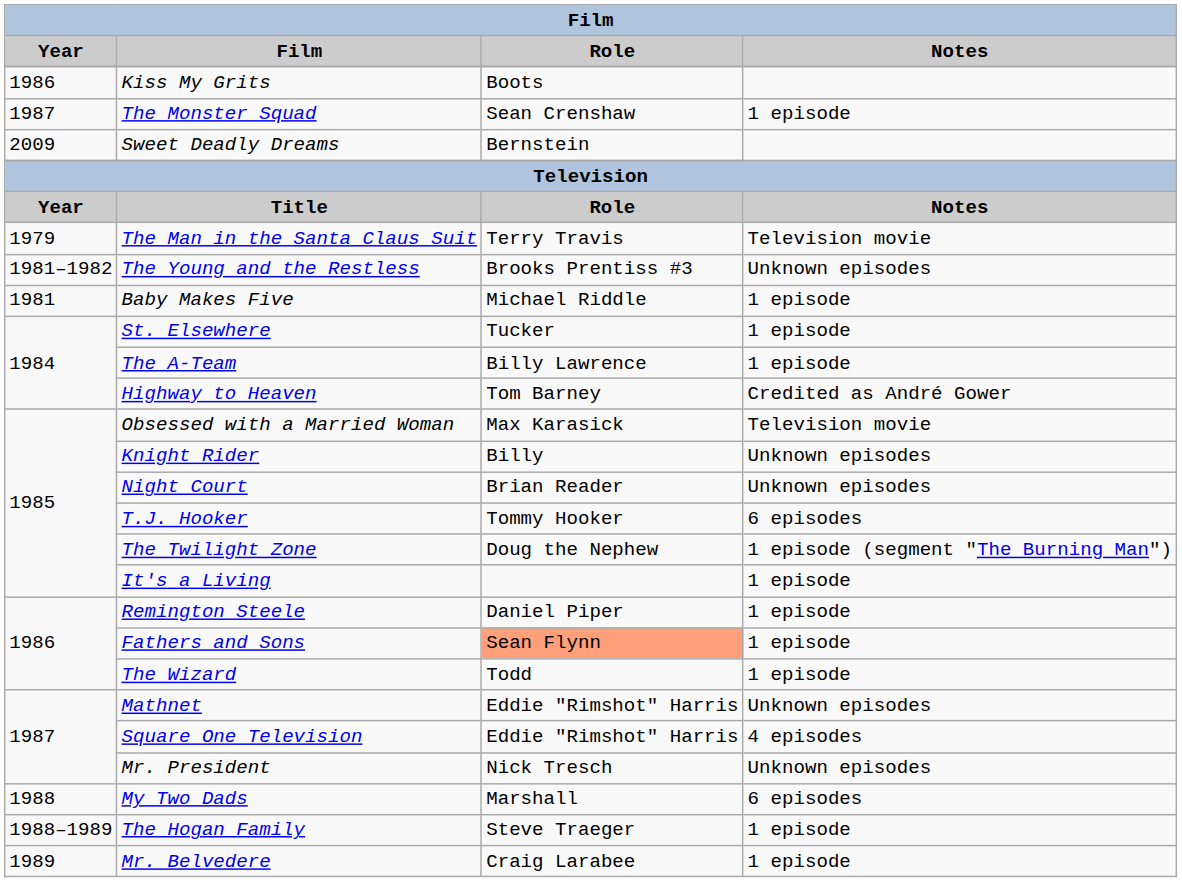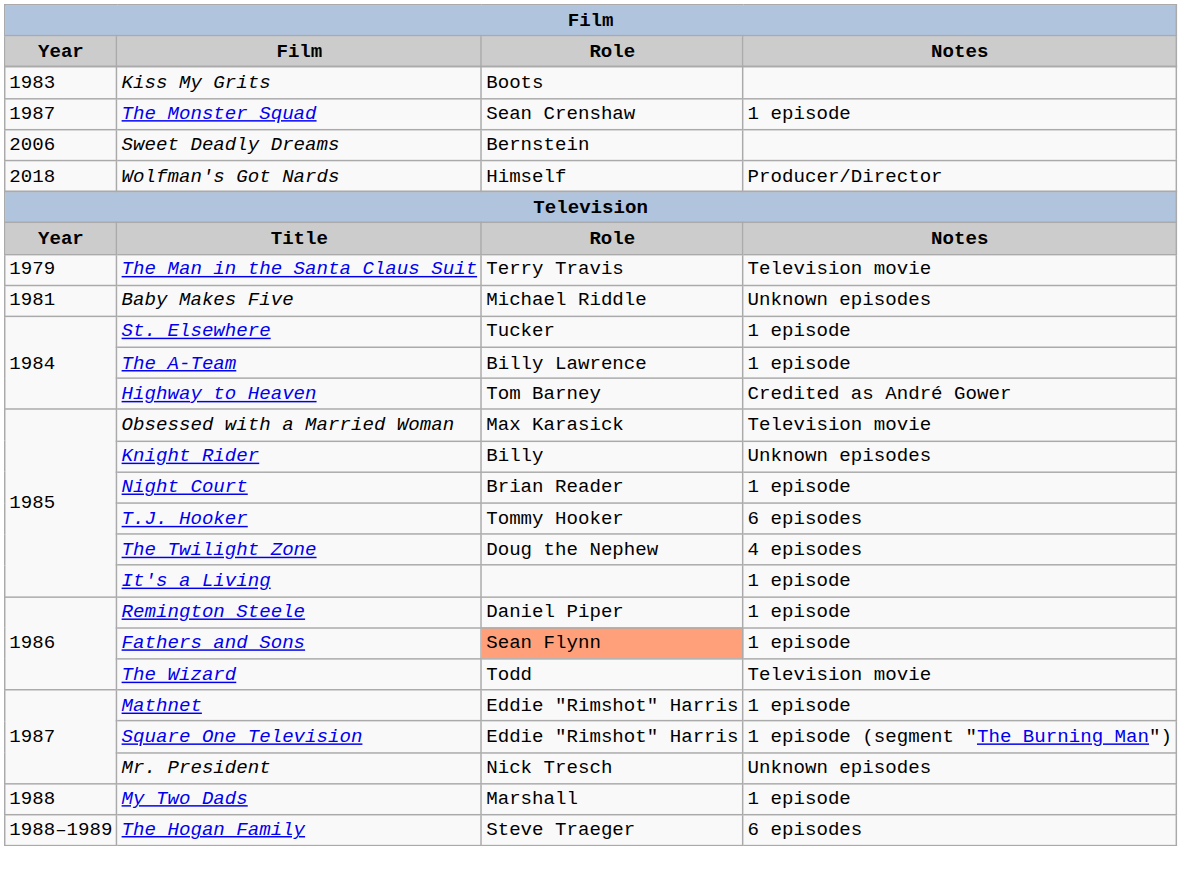(32, 83) 1986 -> (32, 83) 1983
(32, 145) 2009 -> (32, 145) 2006
+ row: (231, 176)
- row: (271, 269)
(799, 301) 1 episode -> (839, 301) Unknown episodes
(839, 487) Unknown episodes -> (799, 487) 1 episode
(960, 550) 1 episode (segment "The Burning Man") -> (805, 550) 4 episodes
(799, 674) 1 episode -> (839, 674) Television movie
(839, 706) Unknown episodes -> (799, 706) 1 episode
(805, 737) 4 episodes -> (960, 737) 1 episode (segment "The Burning Man")
(805, 799) 6 episodes -> (799, 799) 1 episode
(799, 830) 1 episode -> (805, 830) 6 episodes
- row: (196, 861)
